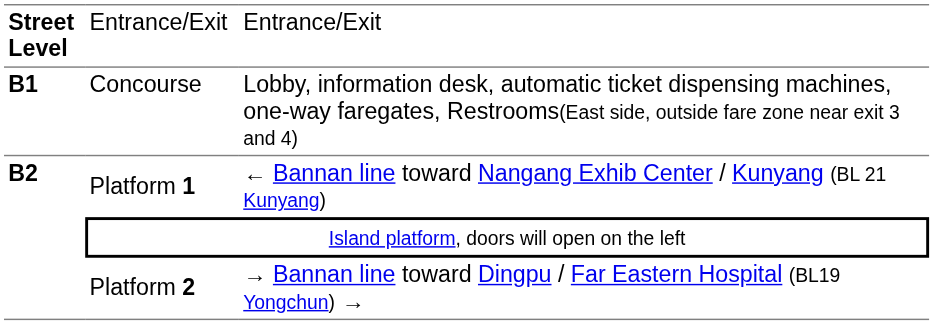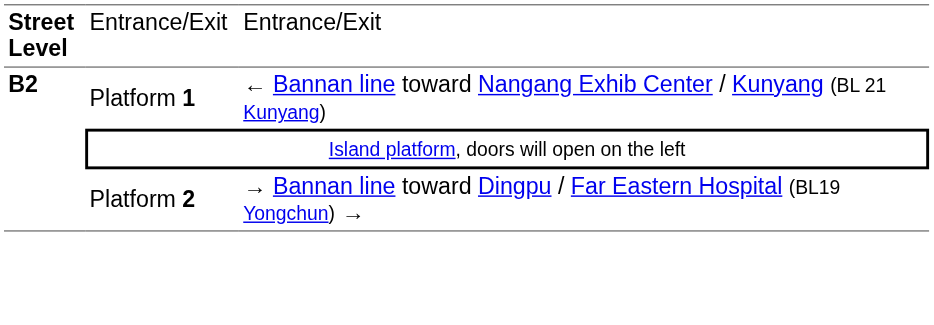- row: (146, 84)
